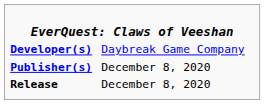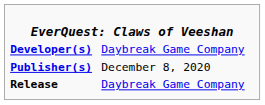(156, 85) December 8, 2020 -> (173, 85) Daybreak Game Company
